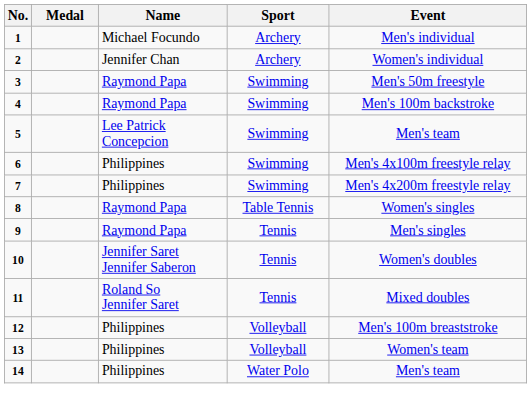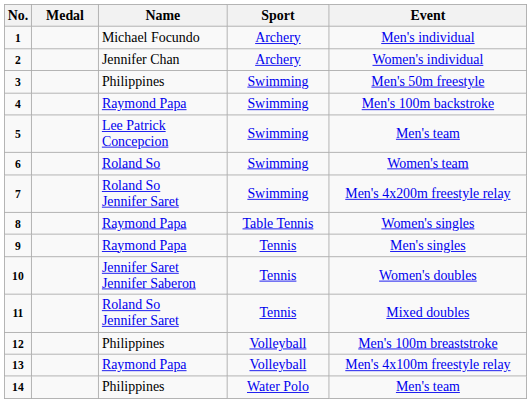(144, 81) Raymond Papa -> (133, 81) Philippines
(133, 163) Philippines -> (131, 163) Roland So
(428, 163) Men's 4x100m freestyle relay -> (428, 163) Women's team
(133, 185) Philippines -> (140, 193) Roland So Jennifer Saret
(133, 349) Philippines -> (144, 365) Raymond Papa
(428, 349) Women's team -> (428, 365) Men's 4x100m freestyle relay
